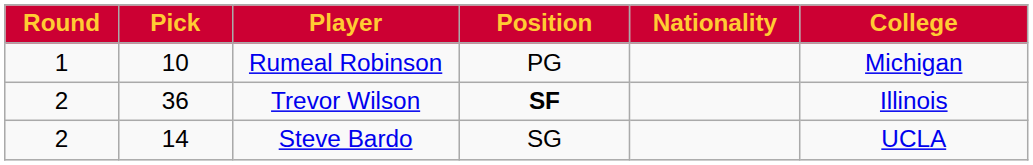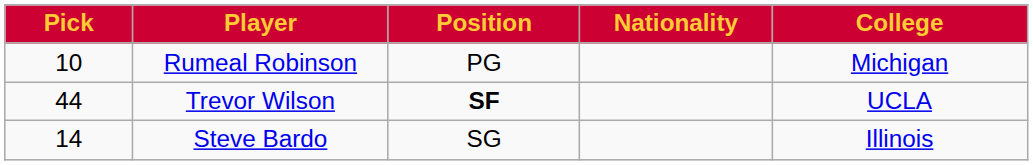- column: (62, 23)
(175, 100) 36 -> (69, 100) 44
(914, 100) Illinois -> (900, 100) UCLA
(914, 139) UCLA -> (900, 139) Illinois
